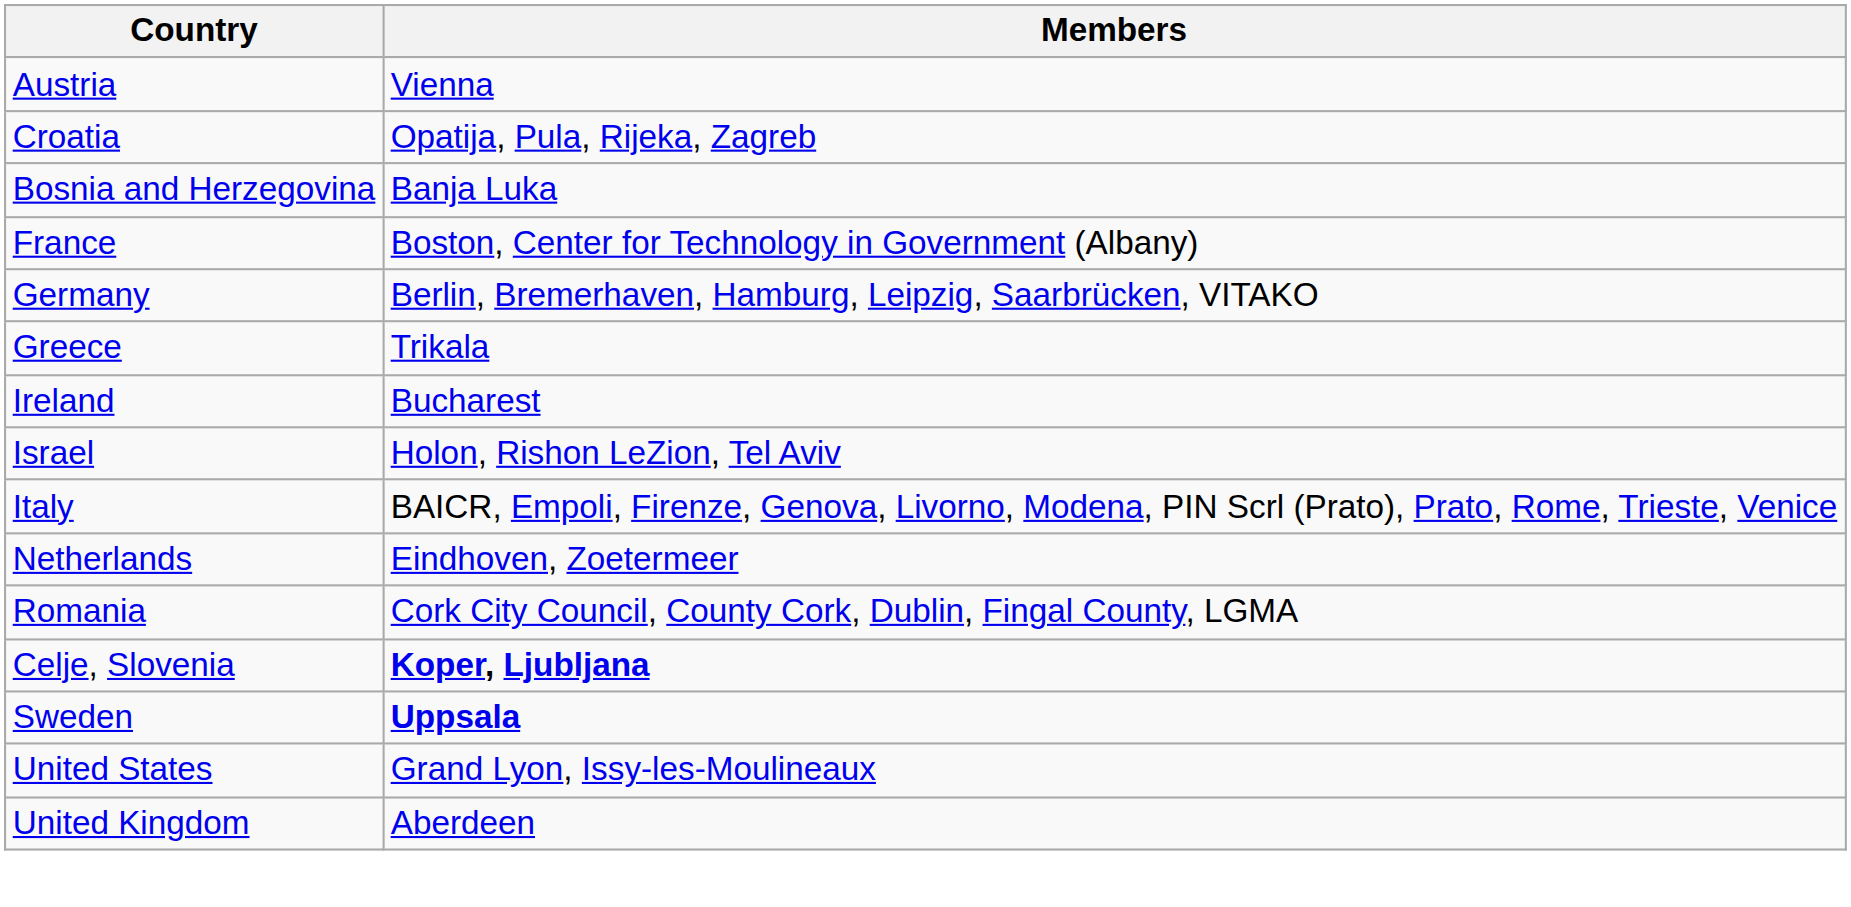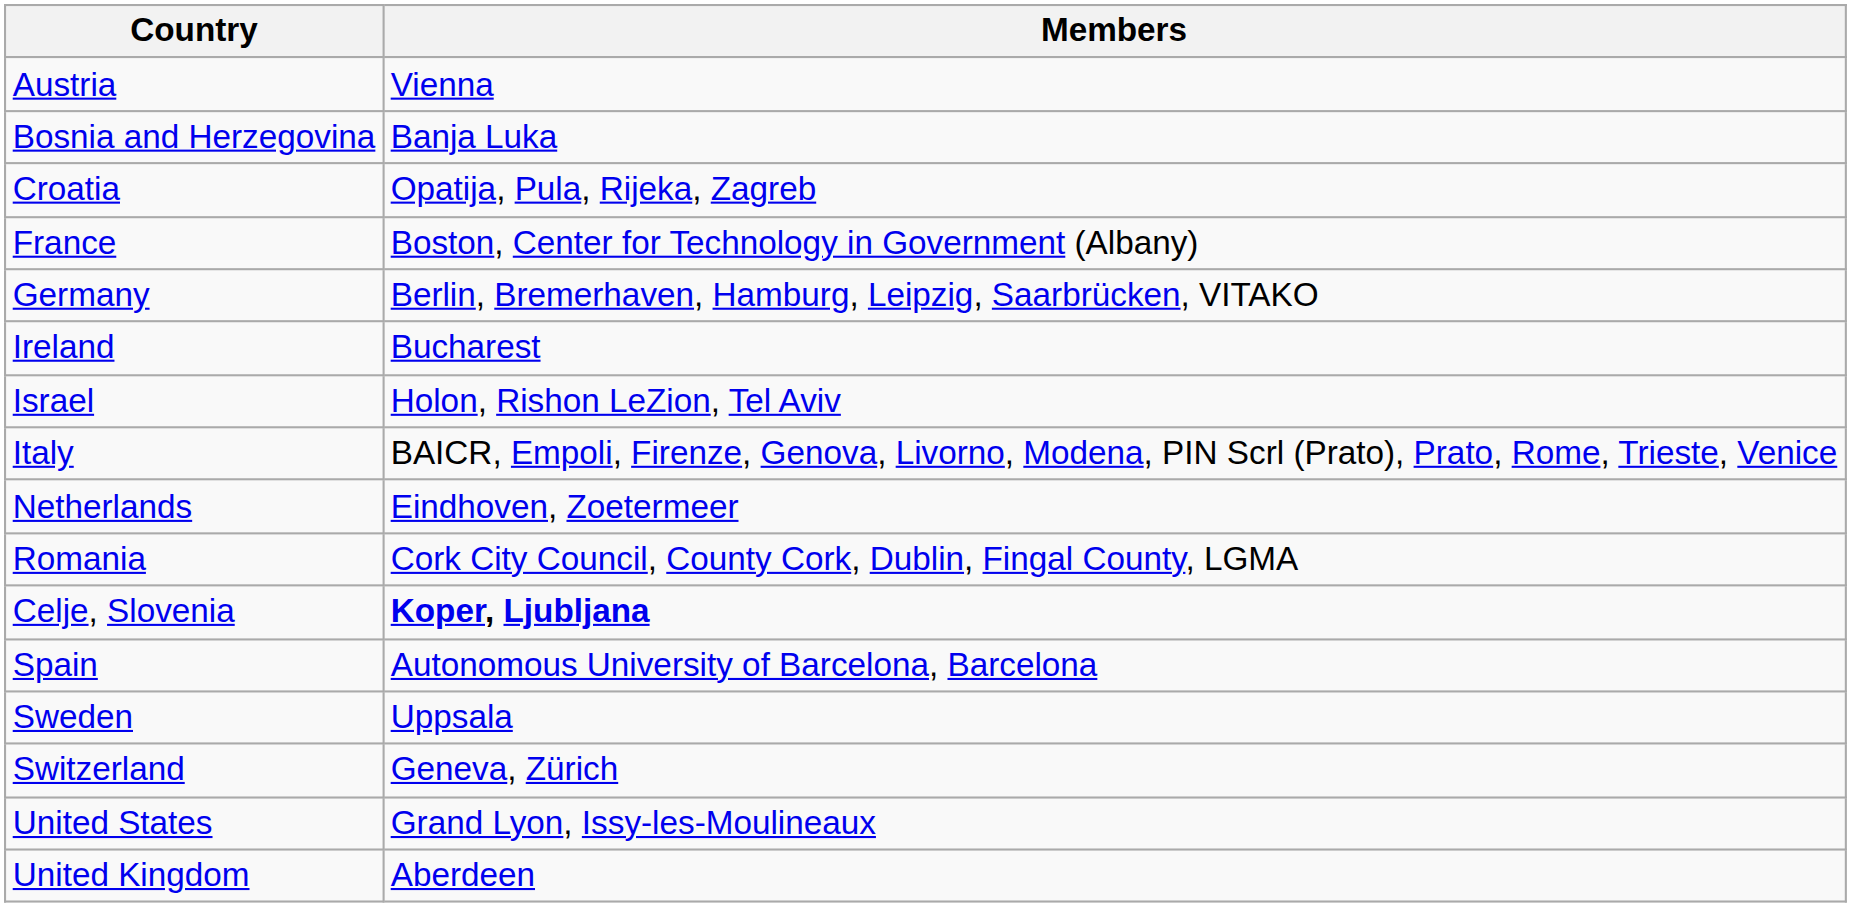rows swapped: (194, 189) <-> (66, 136)
- row: (67, 347)
+ row: (55, 664)
(455, 717) bold -> (452, 717) normal
+ row: (99, 769)
